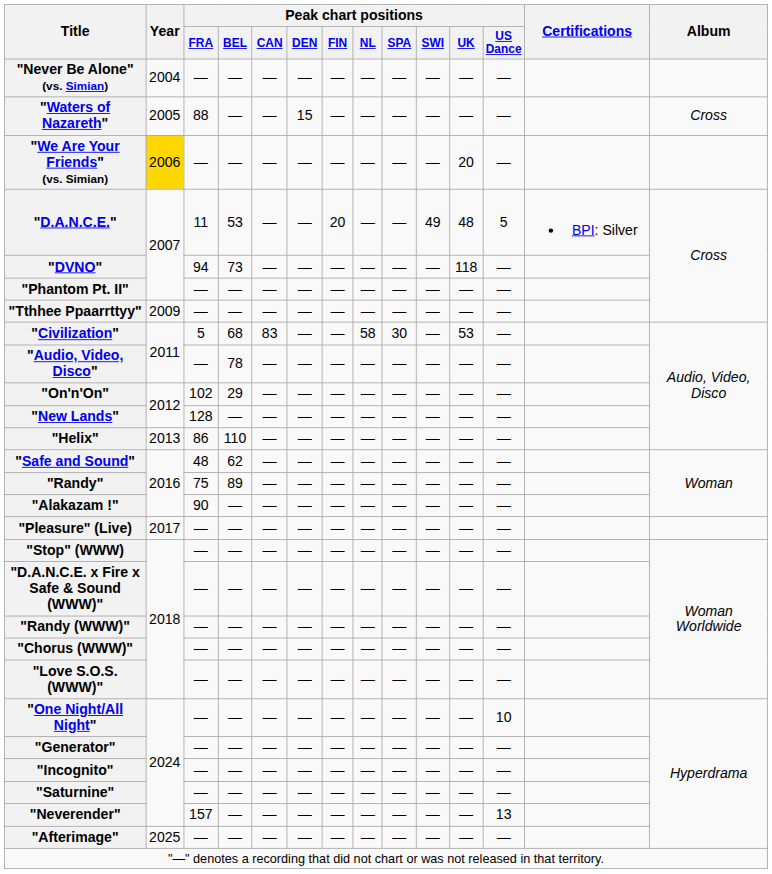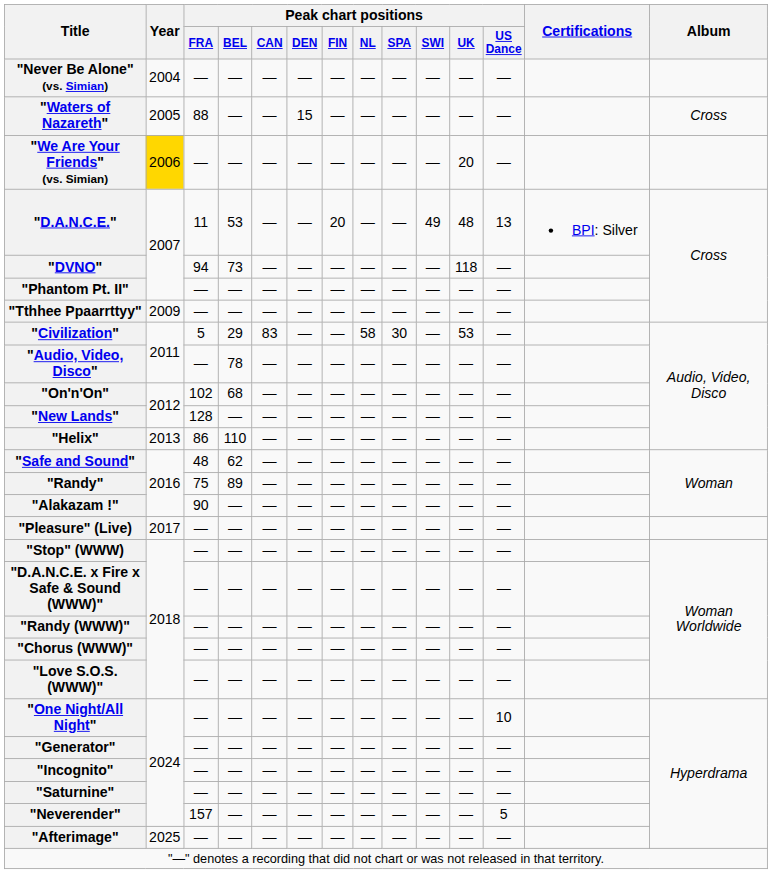(504, 222) 5 -> (504, 222) 13
(235, 333) 68 -> (235, 333) 29
(235, 394) 29 -> (235, 394) 68
(504, 814) 13 -> (504, 814) 5
